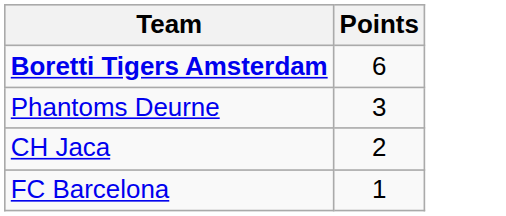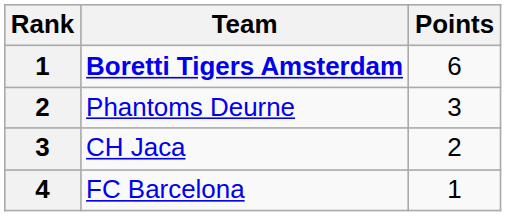+ column: (42, 25)
